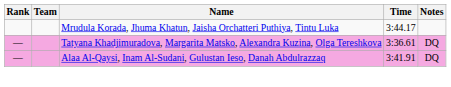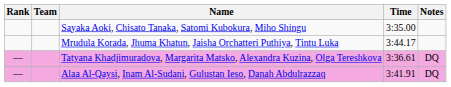+ row: (184, 27)
